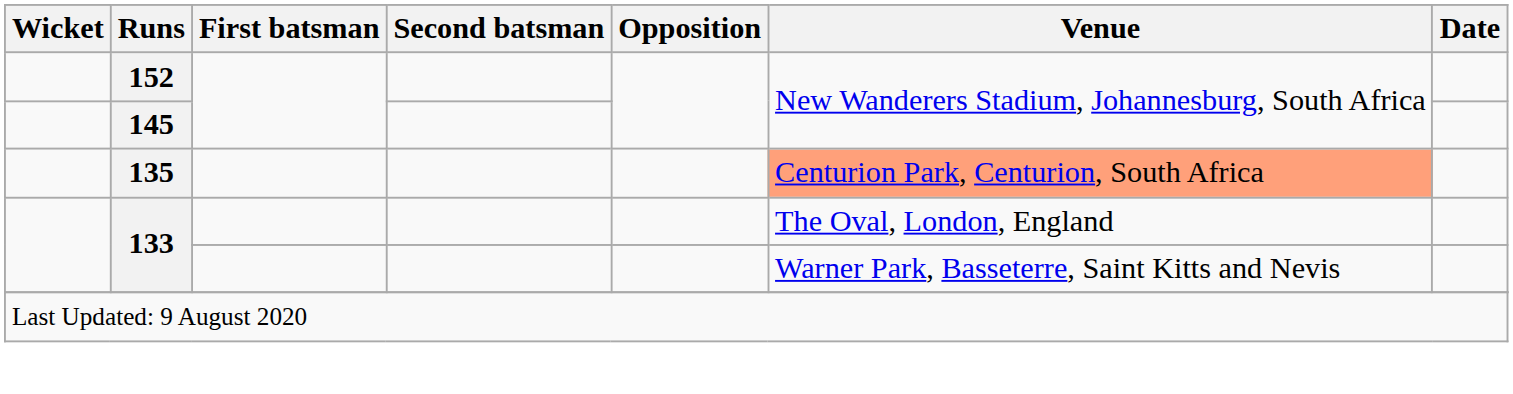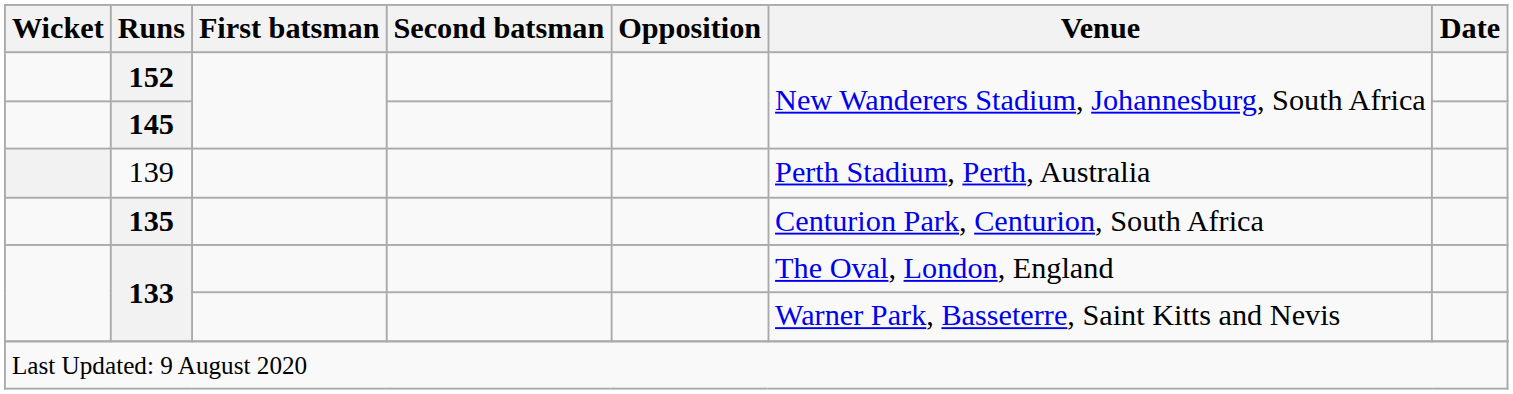+ row: (58, 173)
(1019, 172) lightsalmon background -> (1019, 220) no background
